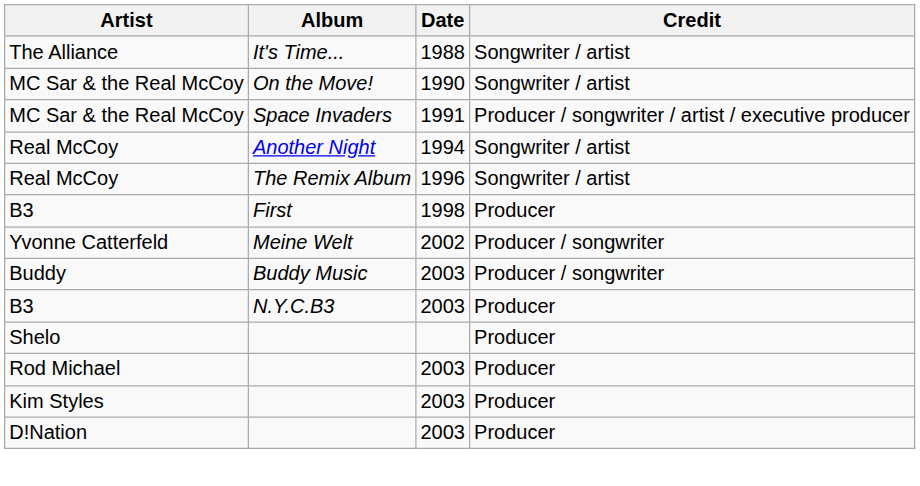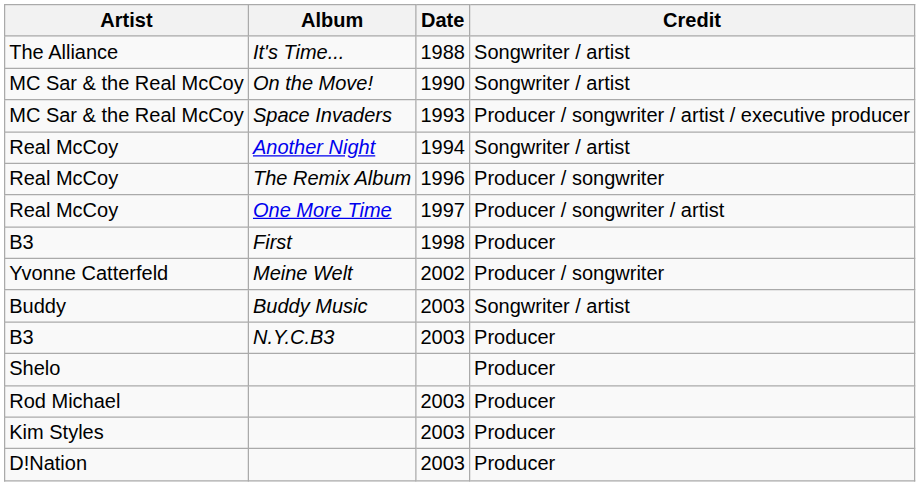(443, 115) 1991 -> (443, 115) 1993
(552, 178) Songwriter / artist -> (569, 178) Producer / songwriter
+ row: (64, 210)
(569, 274) Producer / songwriter -> (552, 305) Songwriter / artist
